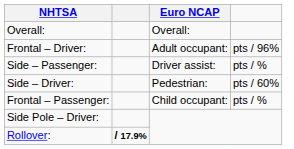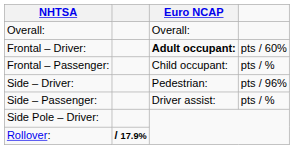(190, 48) normal -> (194, 48) bold
(256, 48) pts / 96% -> (264, 48) pts / 60%
rows swapped: (58, 100) <-> (52, 65)
(256, 83) pts / 60% -> (264, 83) pts / 96%
